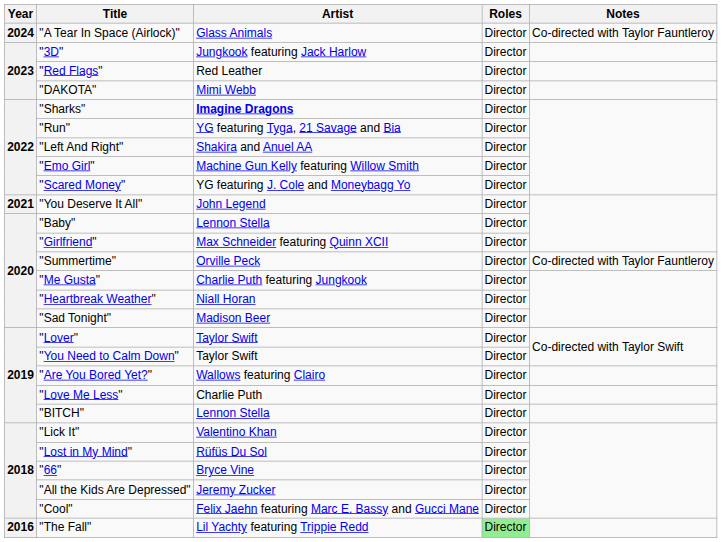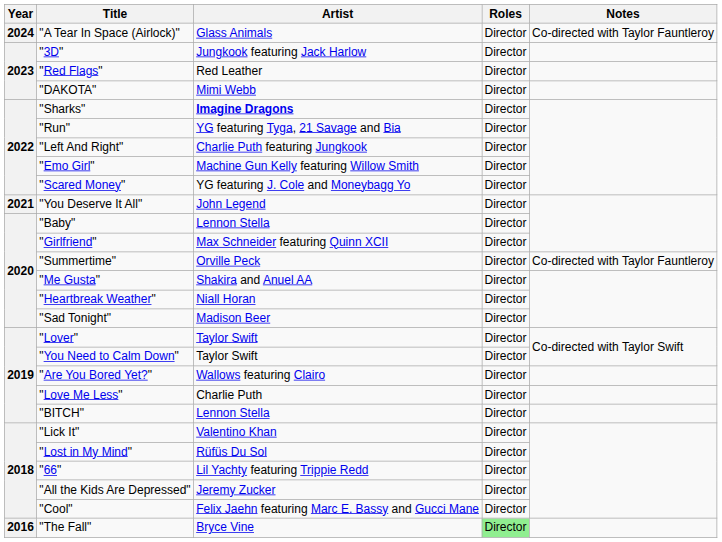(254, 147) Shakira and Anuel AA -> (282, 147) Charlie Puth featuring Jungkook
(282, 280) Charlie Puth featuring Jungkook -> (254, 280) Shakira and Anuel AA
(225, 470) Bryce Vine -> (282, 470) Lil Yachty featuring Trippie Redd
(282, 527) Lil Yachty featuring Trippie Redd -> (225, 527) Bryce Vine
